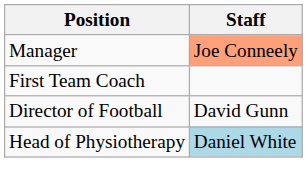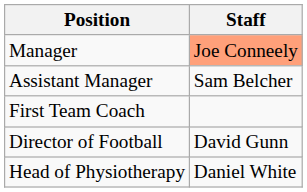+ row: (81, 80)
(245, 141) lightblue background -> (245, 171) no background
